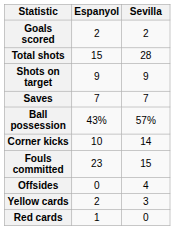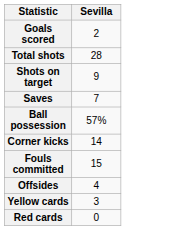- column: (97, 12)
